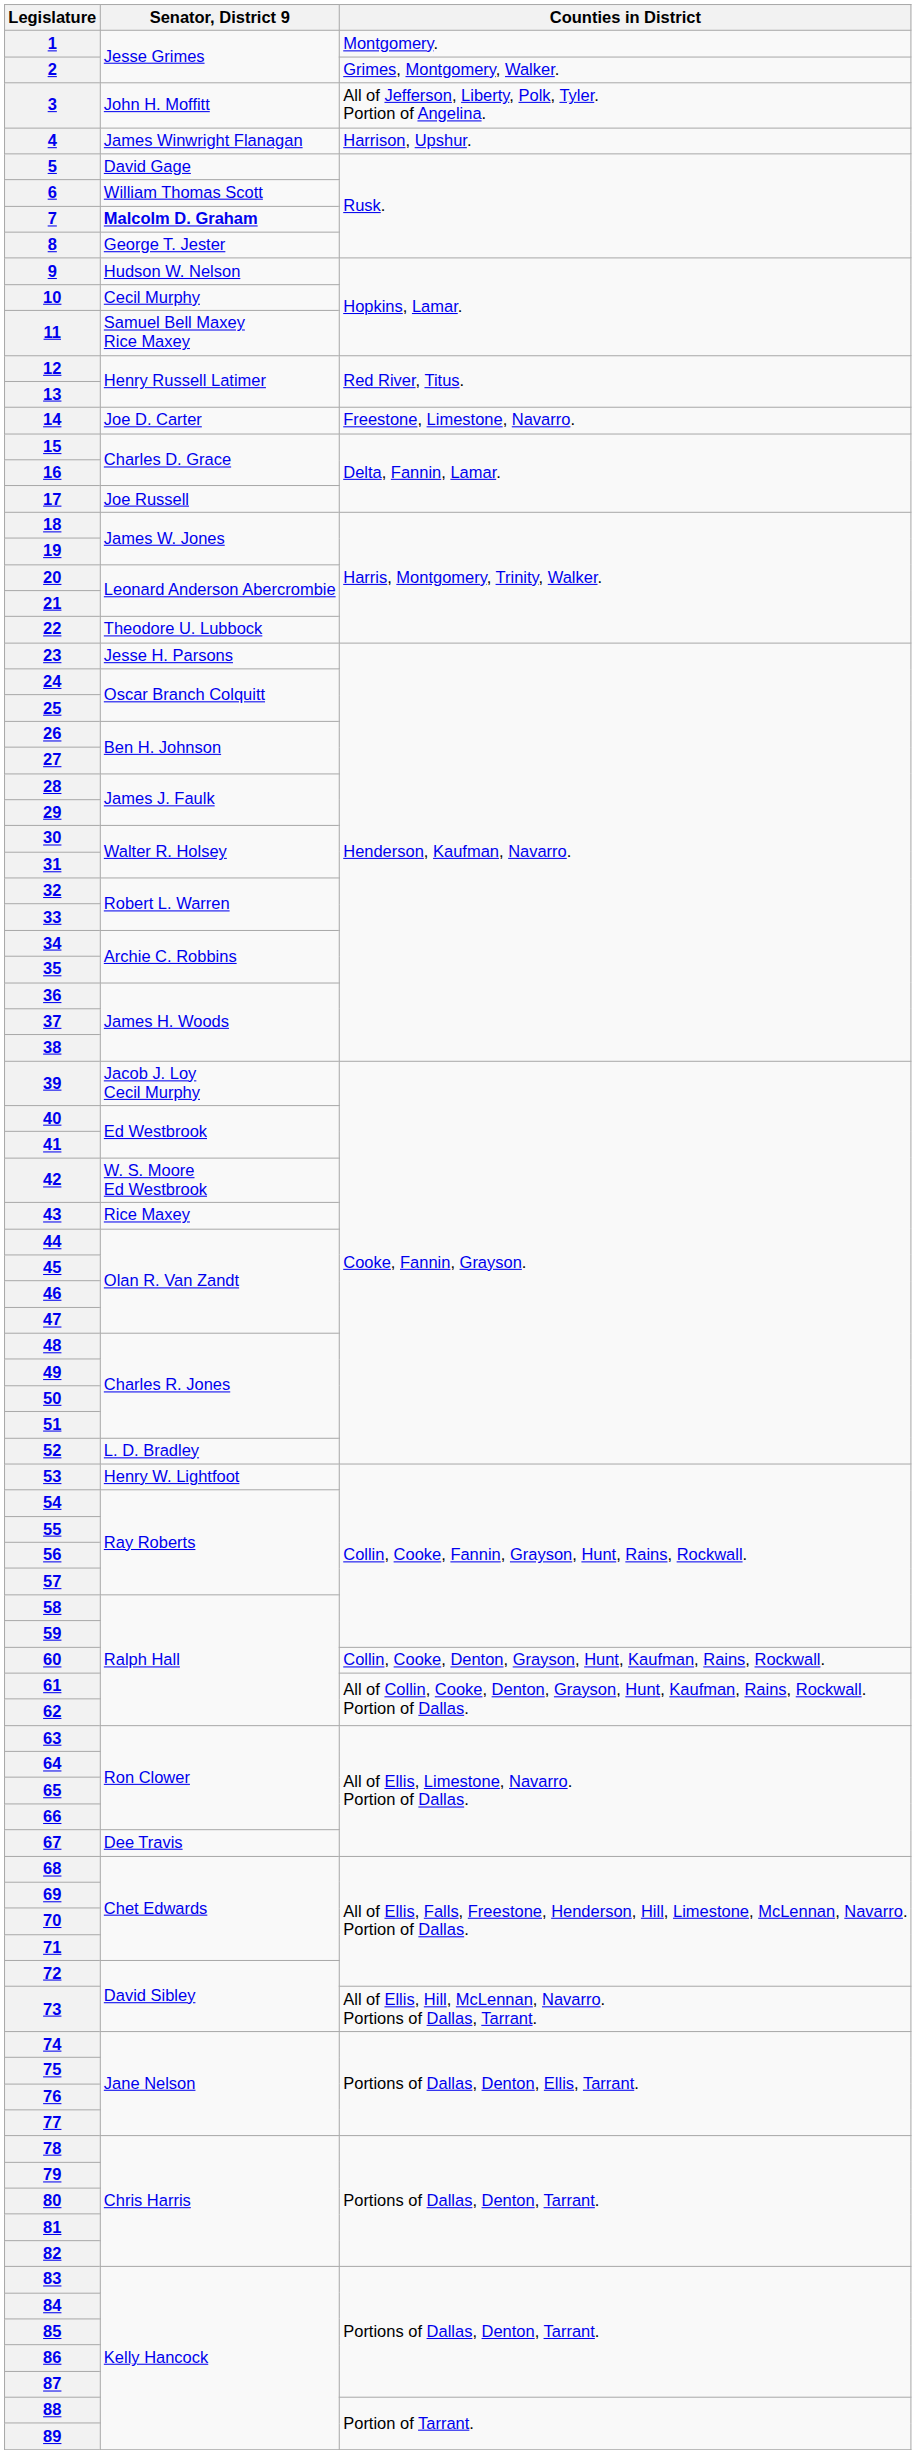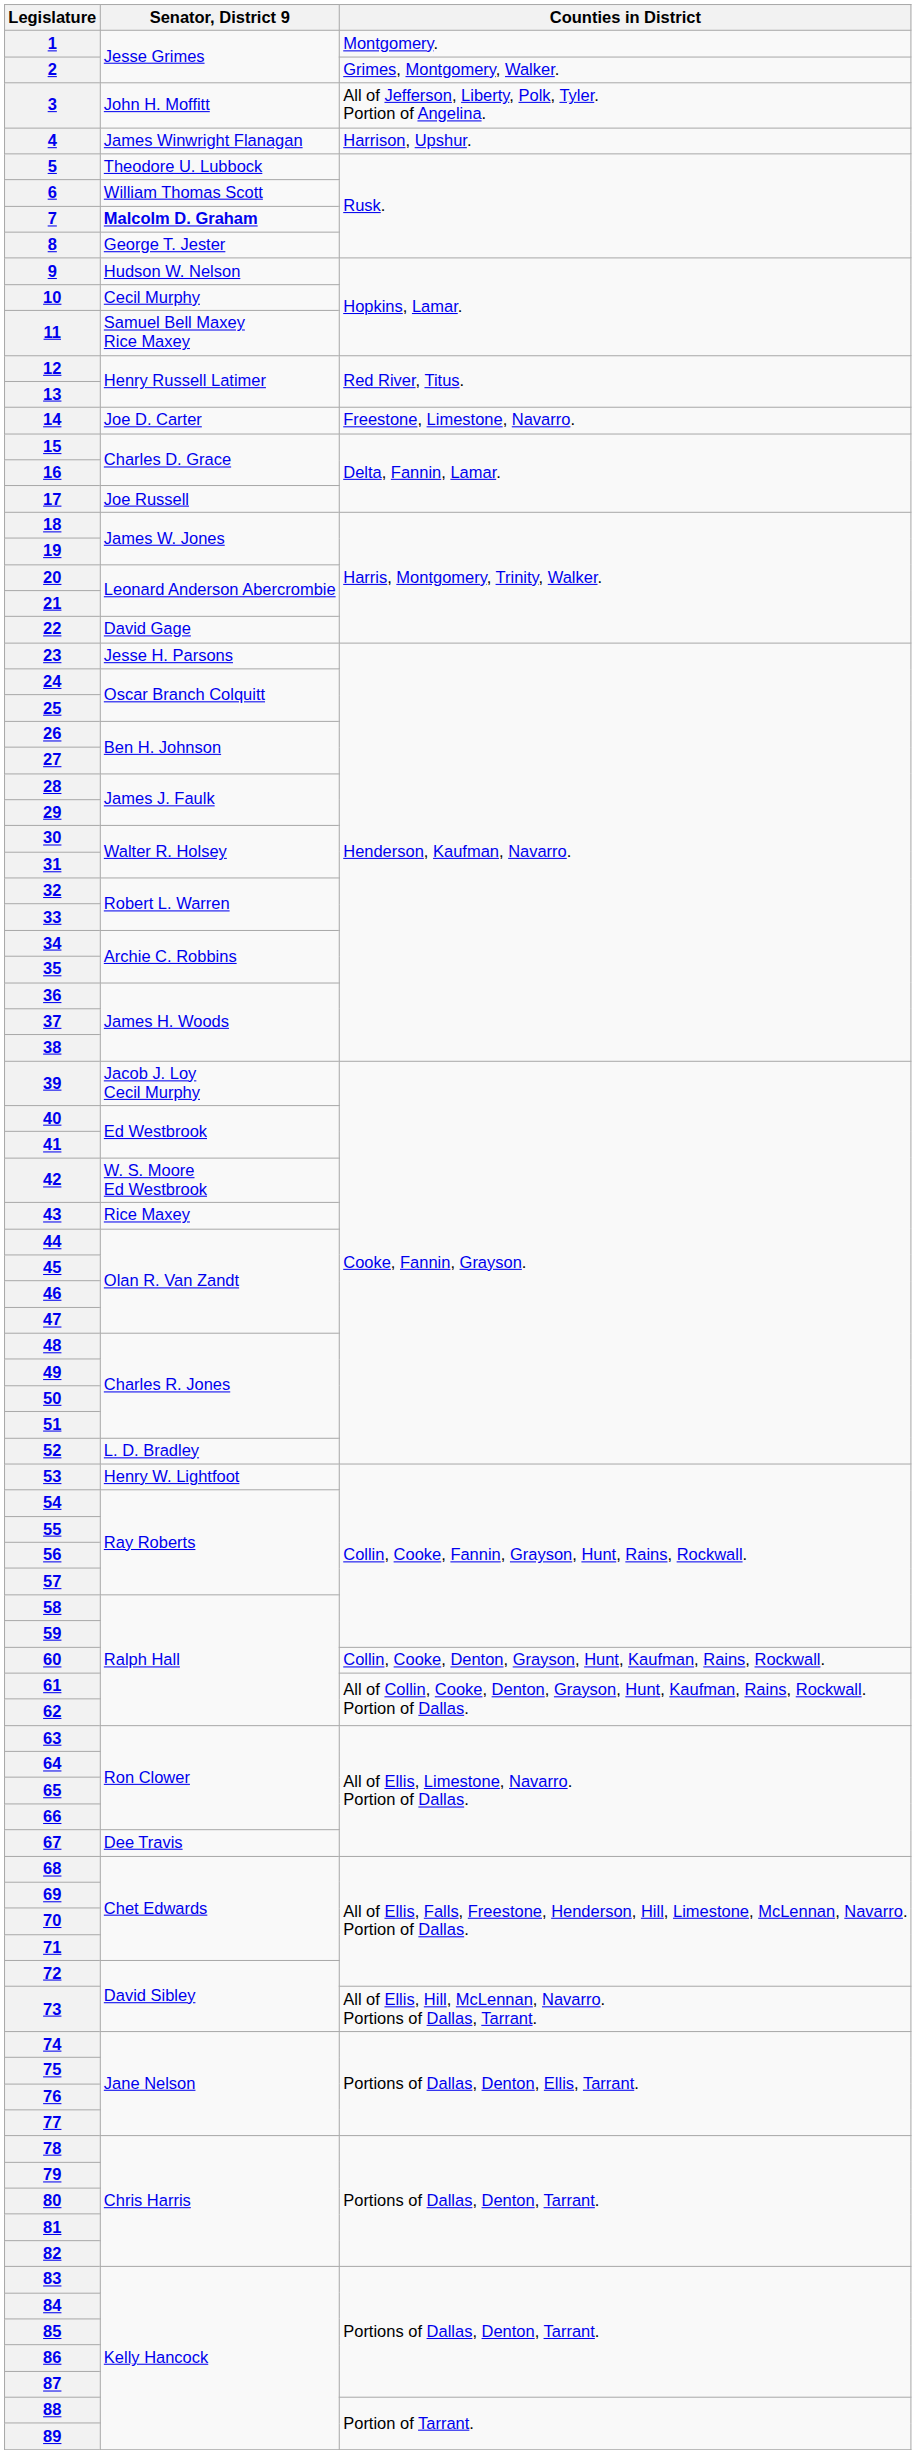(147, 166) David Gage -> (183, 166) Theodore U. Lubbock
(183, 629) Theodore U. Lubbock -> (147, 629) David Gage
